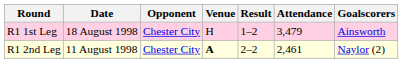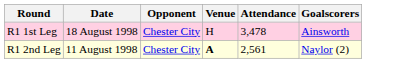- column: (256, 13)
(289, 31) 3,479 -> (253, 31) 3,478
(289, 49) 2,461 -> (253, 49) 2,561
